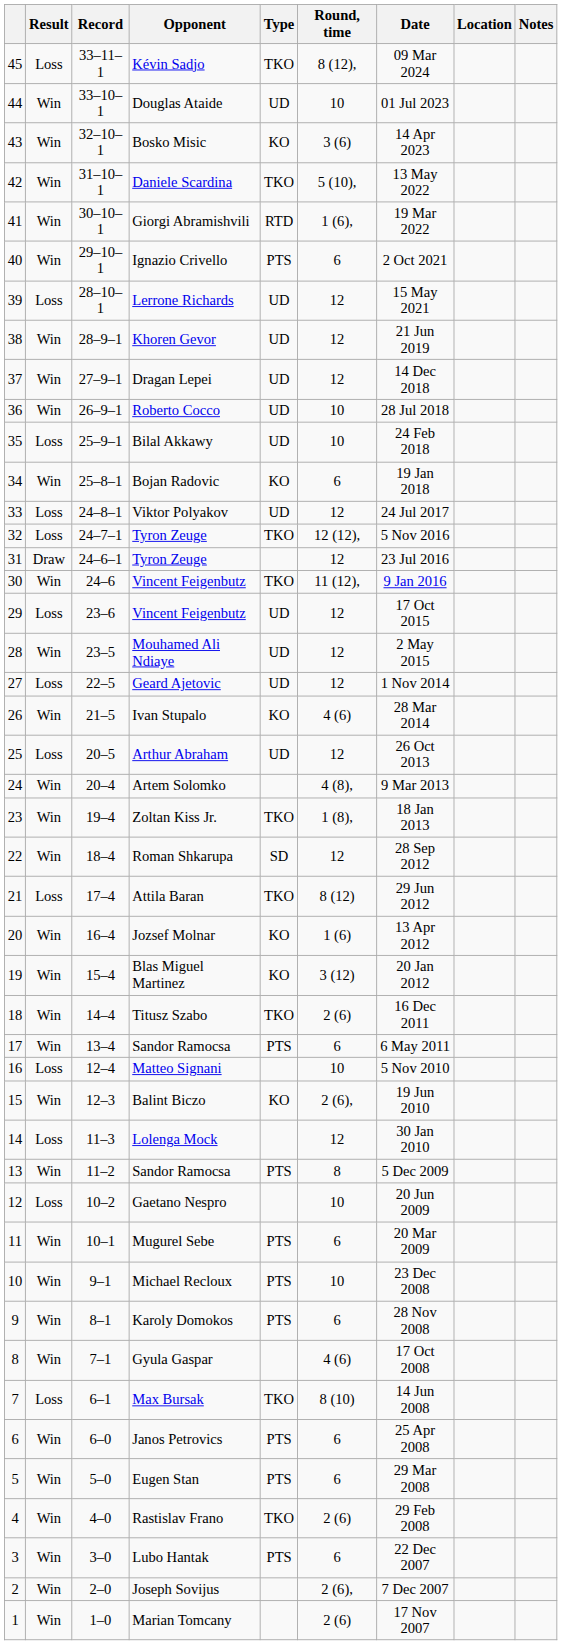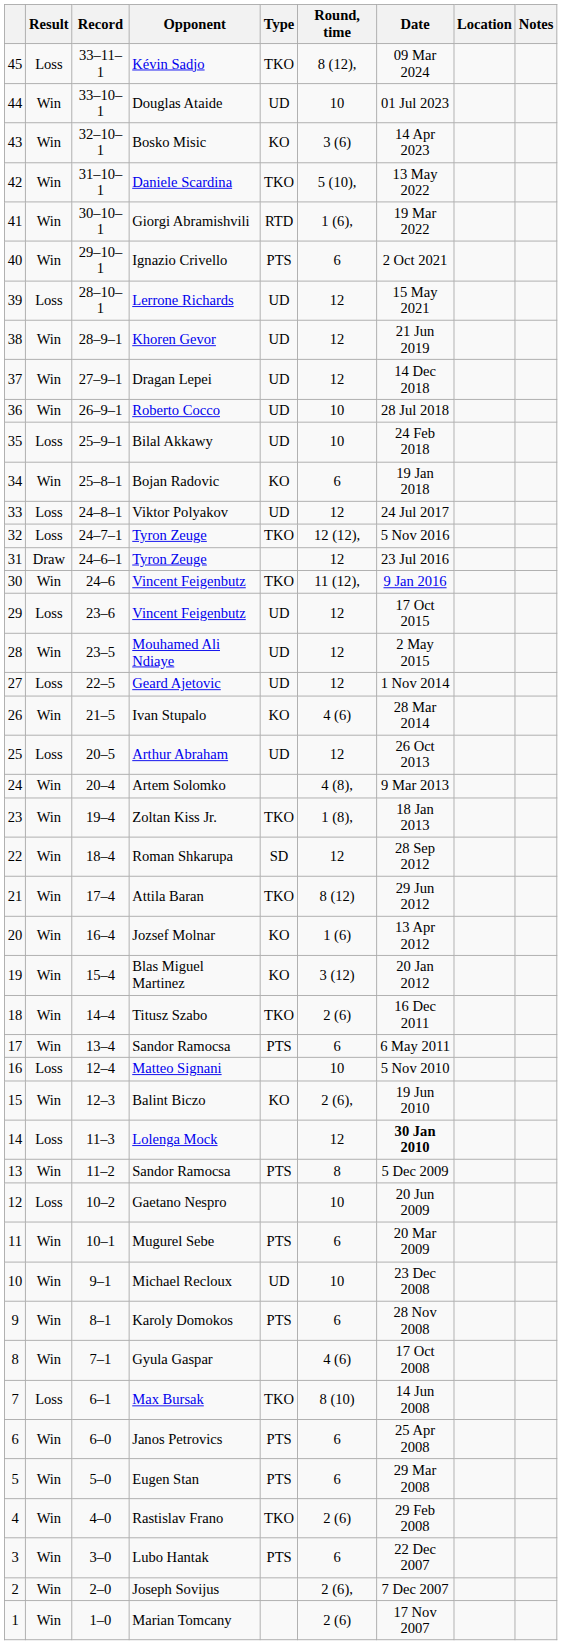(49, 896) Loss -> (49, 896) Win
(415, 1139) normal -> (415, 1139) bold
(279, 1281) PTS -> (279, 1281) UD
